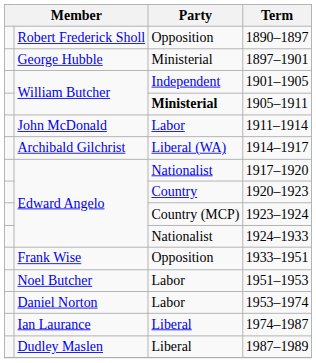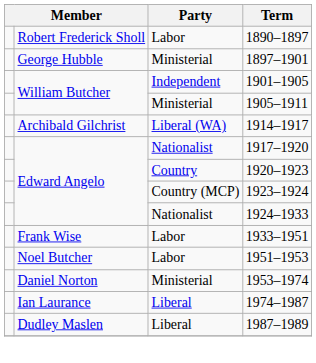(182, 37) Opposition -> (168, 37) Labor
(184, 103) bold -> (182, 103) normal
- row: (277, 125)
(182, 258) Opposition -> (168, 236) Labor
(168, 302) Labor -> (182, 280) Ministerial
